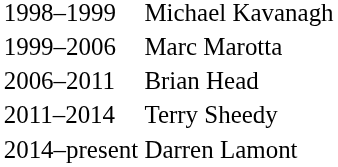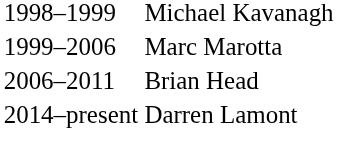- row: (211, 115)
